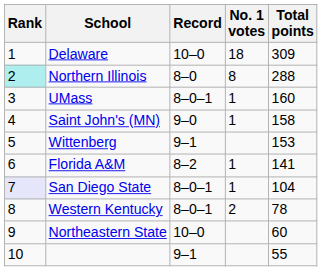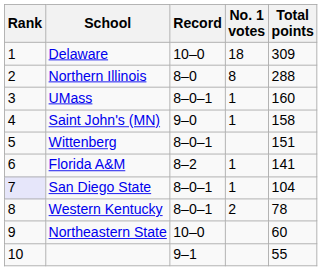(12, 76) paleturquoise background -> (12, 76) no background
(185, 143) 9–1 -> (193, 143) 8–0–1
(283, 143) 153 -> (283, 143) 151
